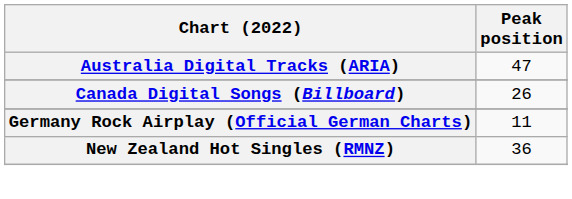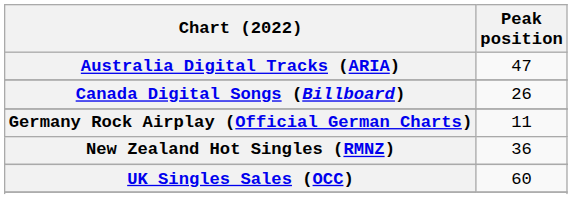+ row: (240, 178)
